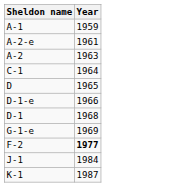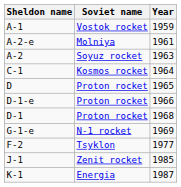+ column: (112, 12)
(88, 145) bold -> (163, 145) normal
(88, 160) 1984 -> (163, 160) 1985
